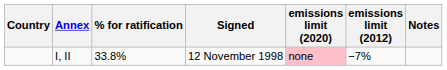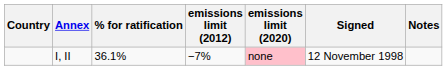columns swapped: (376, 25) <-> (236, 25)
(110, 56) 33.8% -> (110, 56) 36.1%
